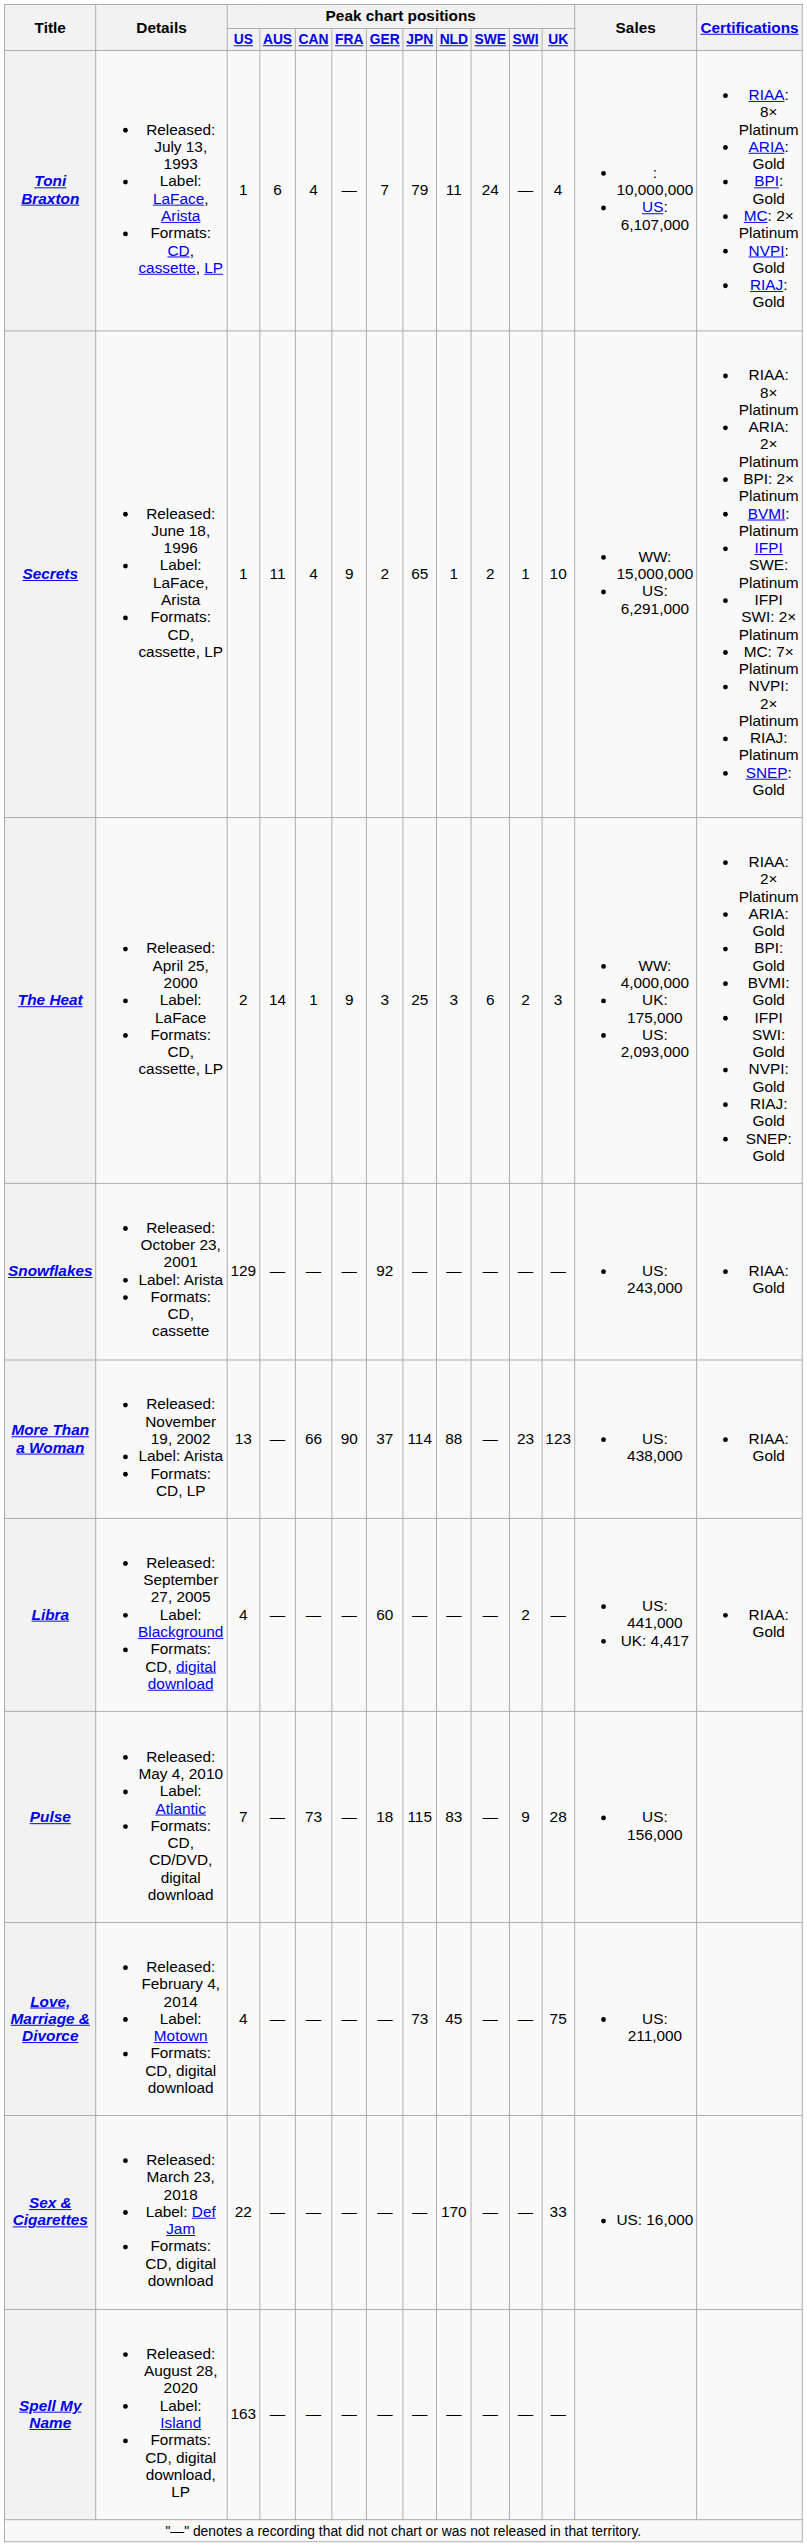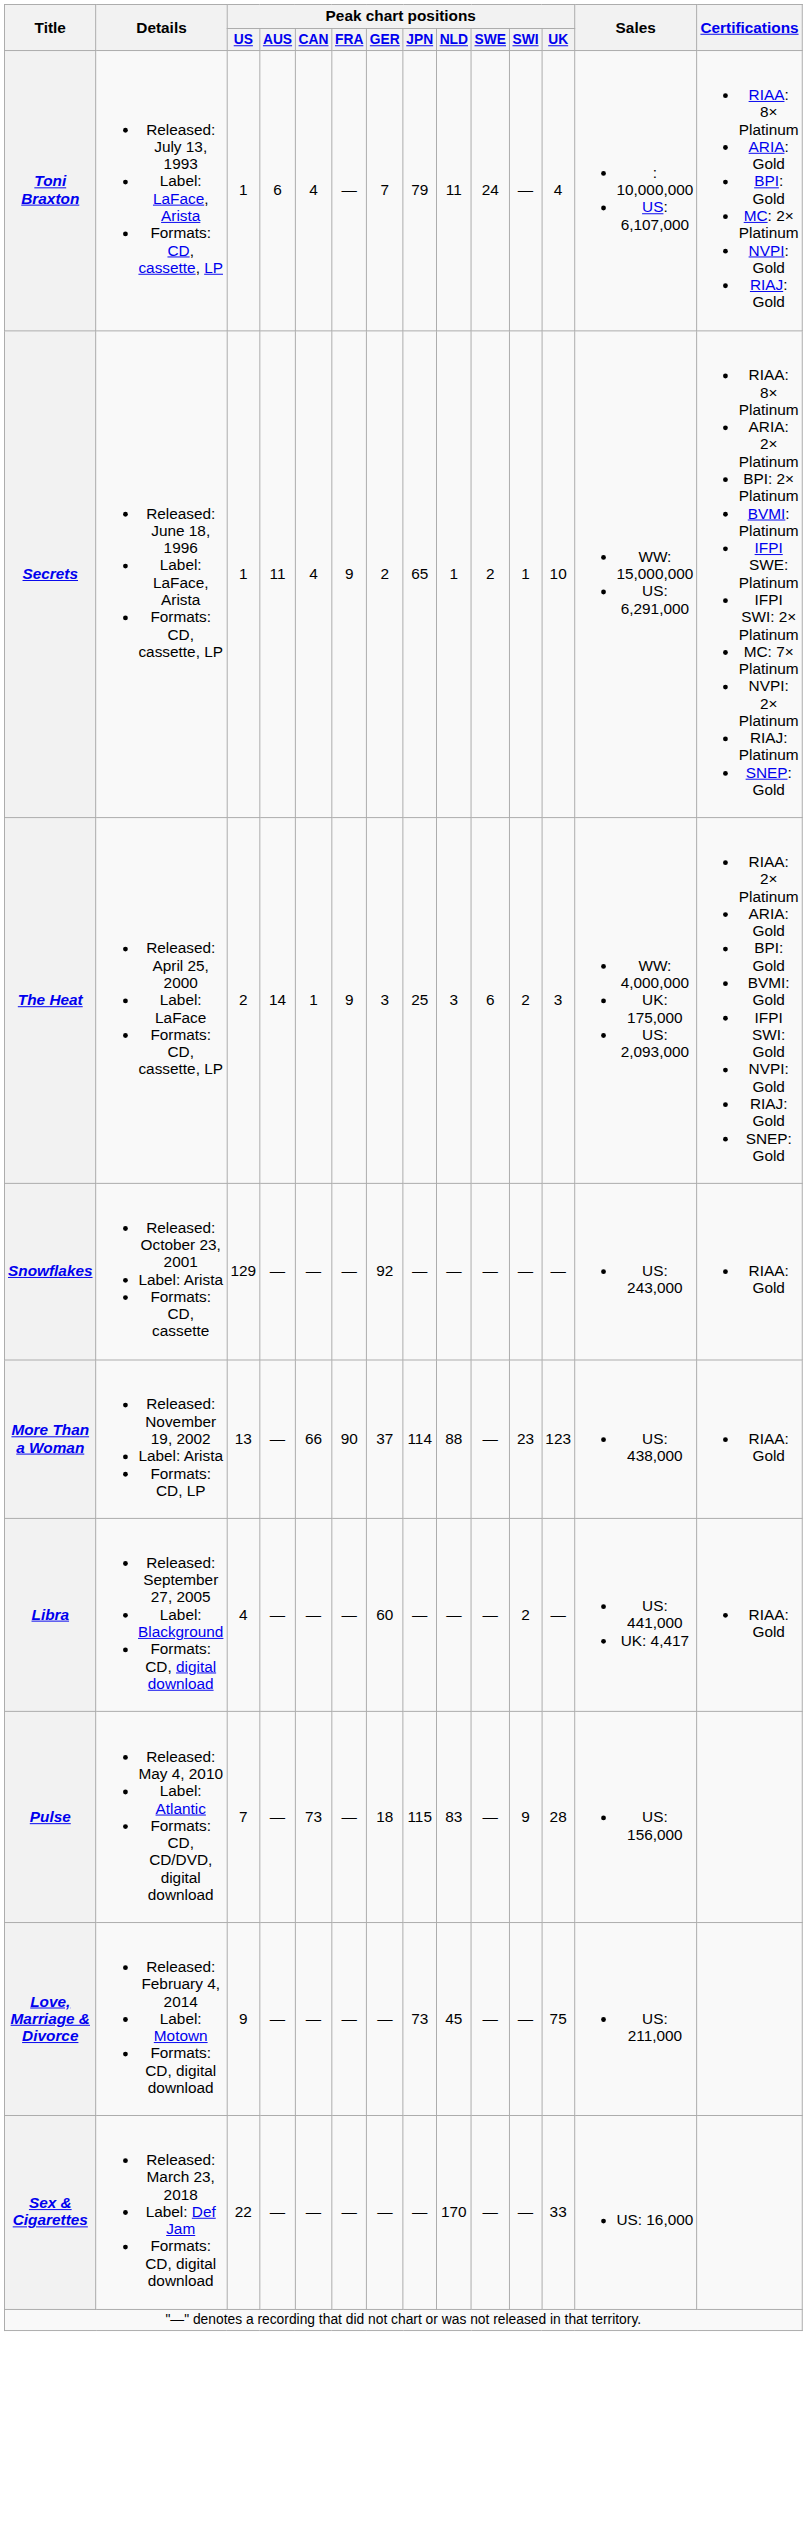(243, 2018) 4 -> (243, 2018) 9
- row: (50, 2414)
